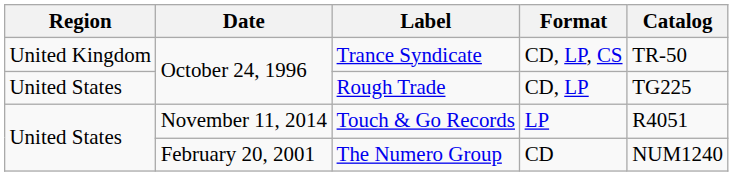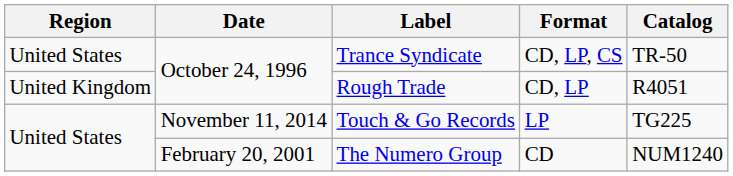(80, 54) United Kingdom -> (66, 54) United States
(66, 87) United States -> (80, 87) United Kingdom
(662, 87) TG225 -> (660, 87) R4051
(660, 120) R4051 -> (662, 120) TG225
